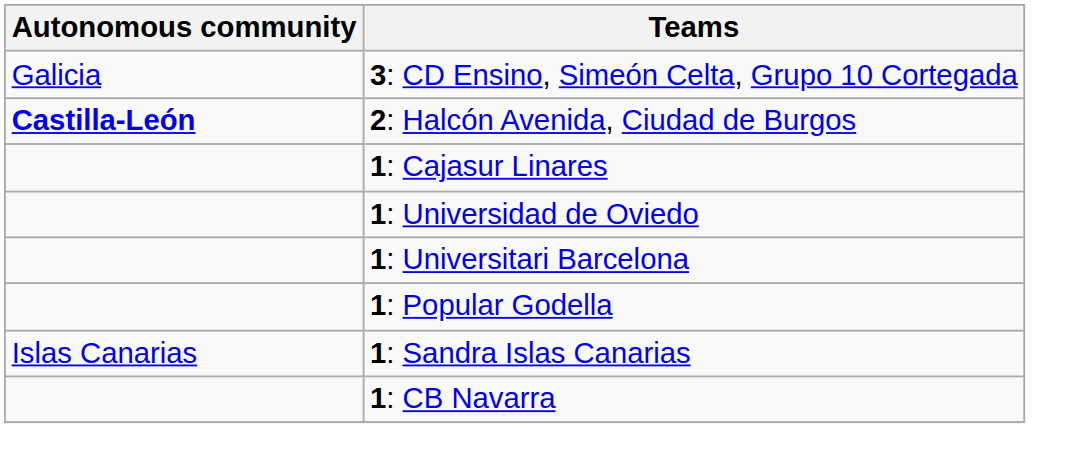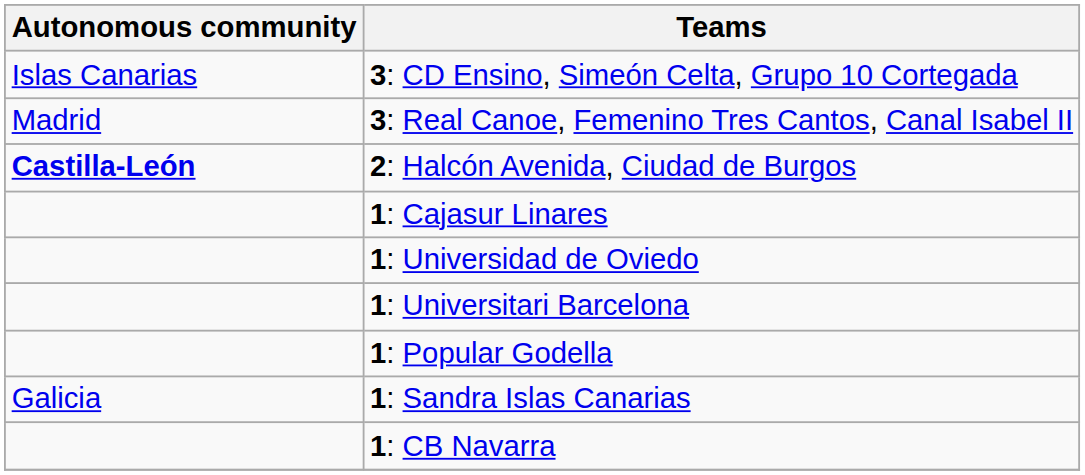(56, 74) Galicia -> (104, 74) Islas Canarias
+ row: (722, 120)
(104, 352) Islas Canarias -> (56, 399) Galicia
